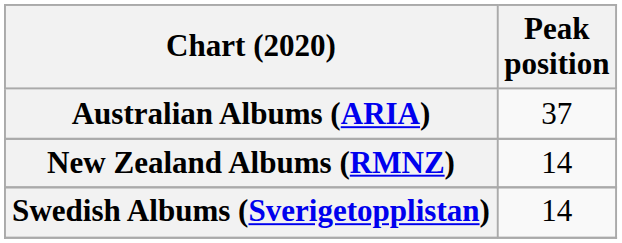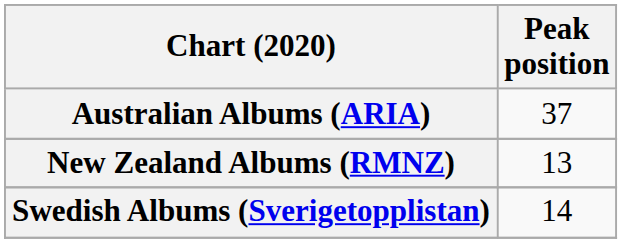(557, 162) 14 -> (557, 162) 13
